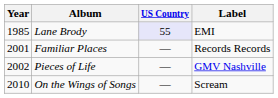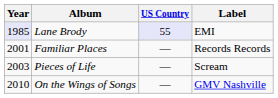(18, 31) no background -> (18, 31) lavender background
(18, 66) 2002 -> (18, 66) 2003
(230, 66) GMV Nashville -> (211, 66) Scream
(211, 84) Scream -> (230, 84) GMV Nashville
